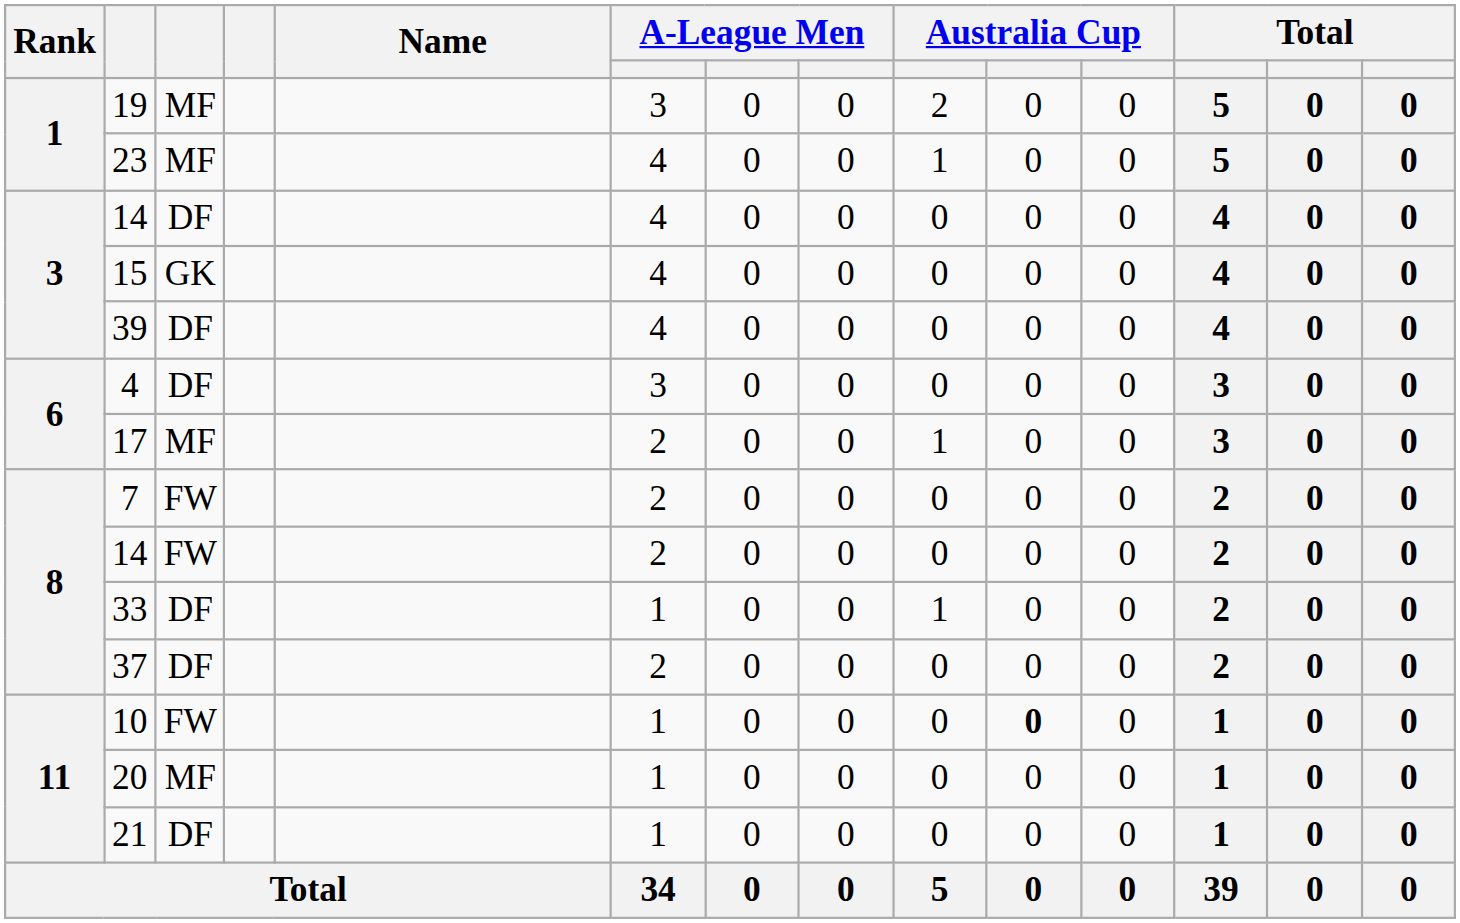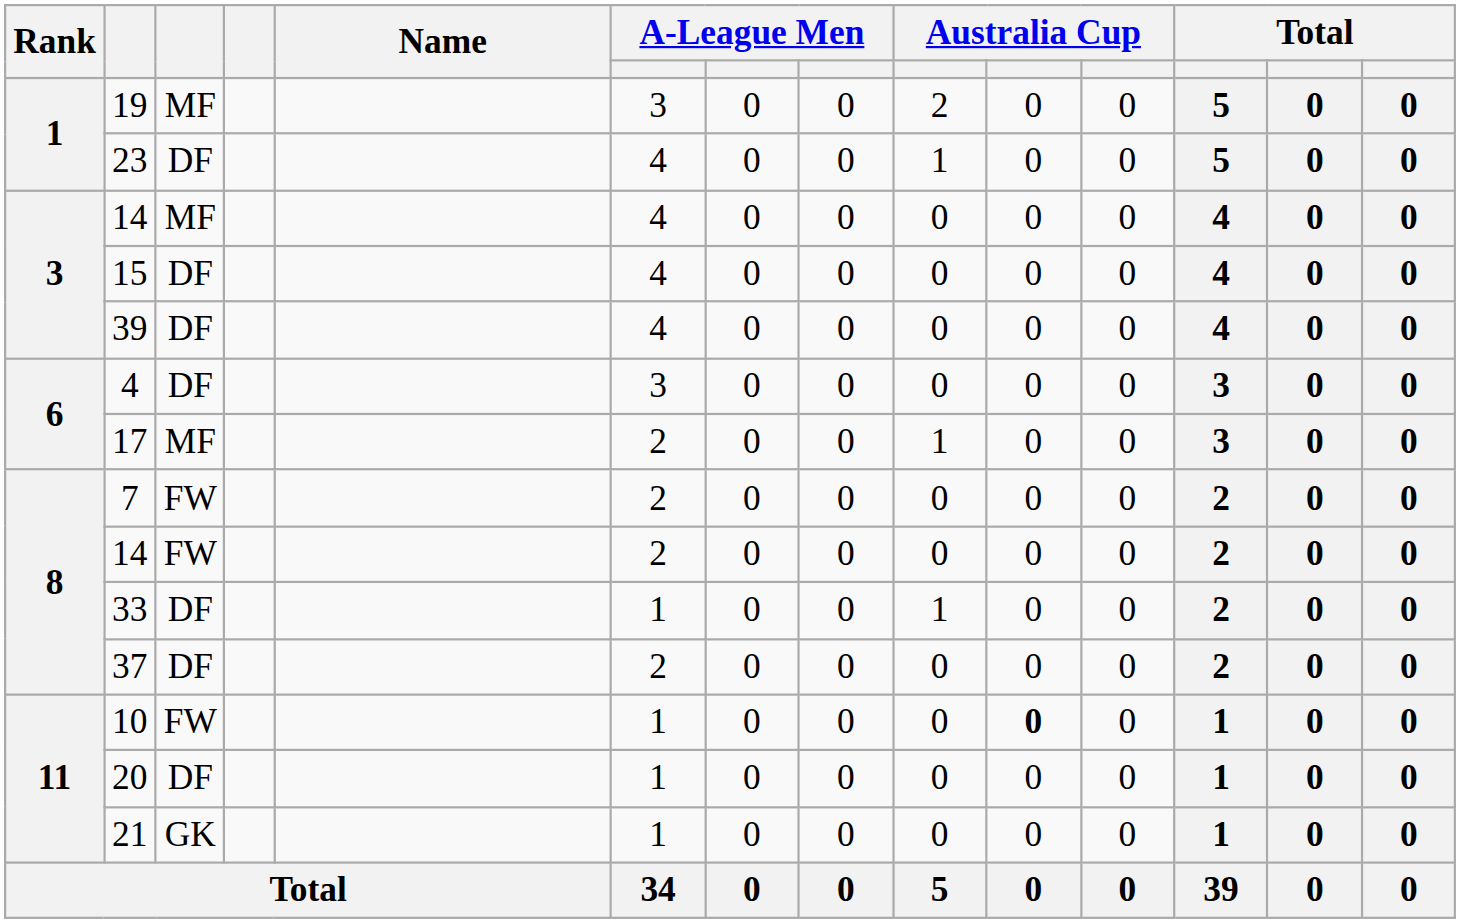(190, 160) MF -> (190, 160) DF
(190, 217) DF -> (190, 217) MF
(190, 273) GK -> (190, 273) DF
(190, 777) MF -> (190, 777) DF
(190, 833) DF -> (190, 833) GK
